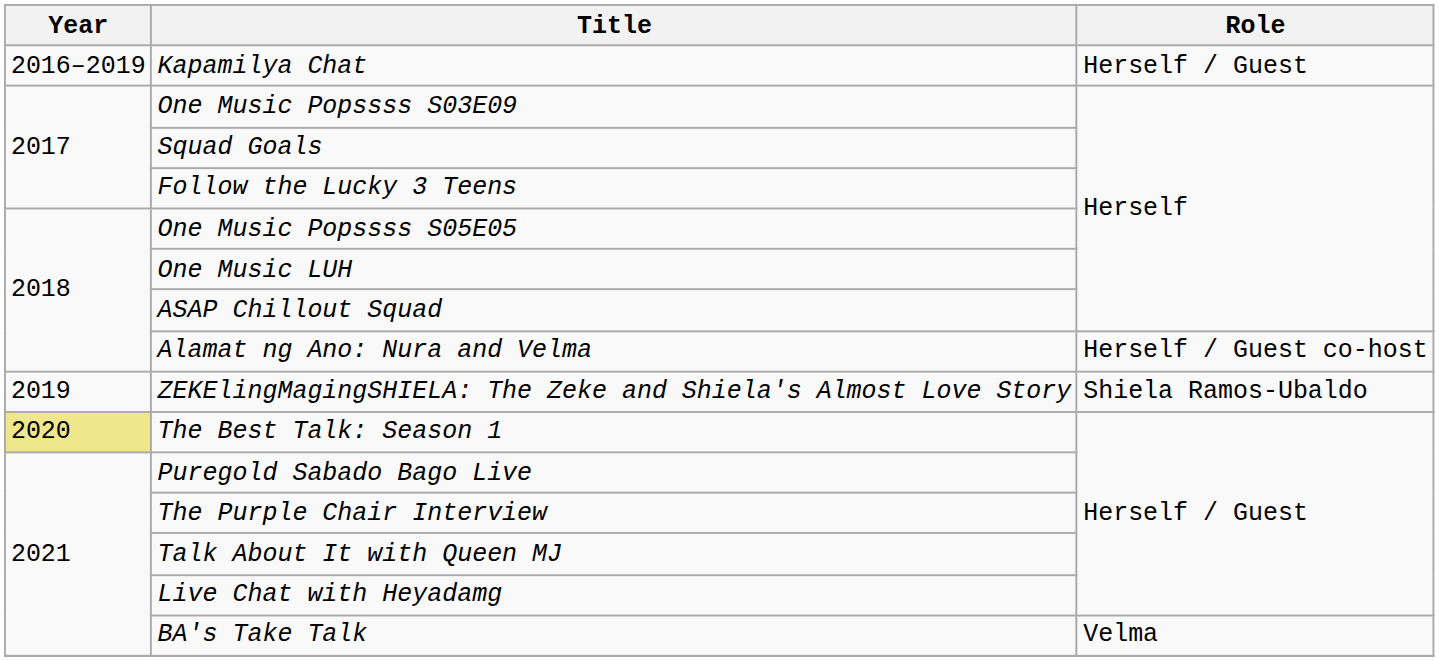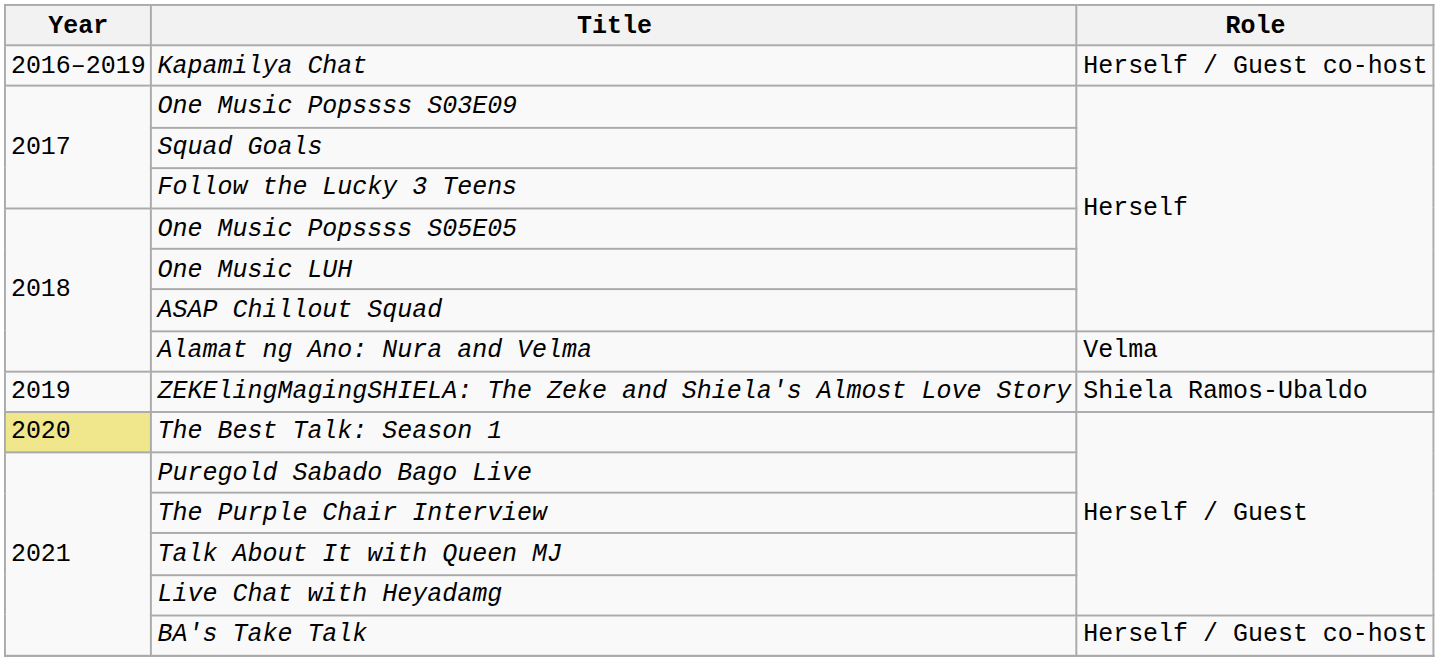(1196, 66) Herself / Guest -> (1255, 66) Herself / Guest co-host
(1255, 351) Herself / Guest co-host -> (1121, 351) Velma
(1121, 635) Velma -> (1255, 635) Herself / Guest co-host
